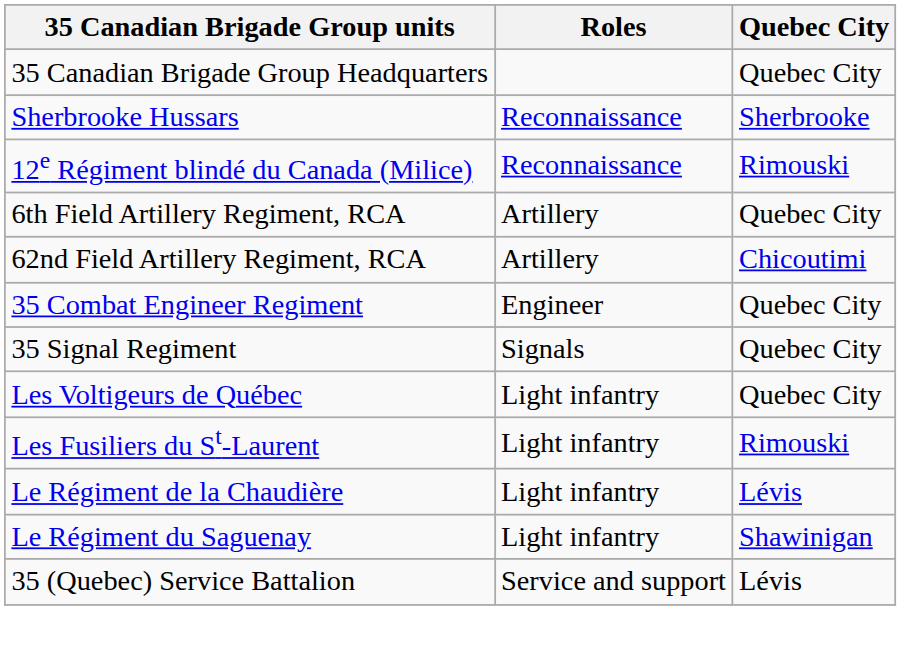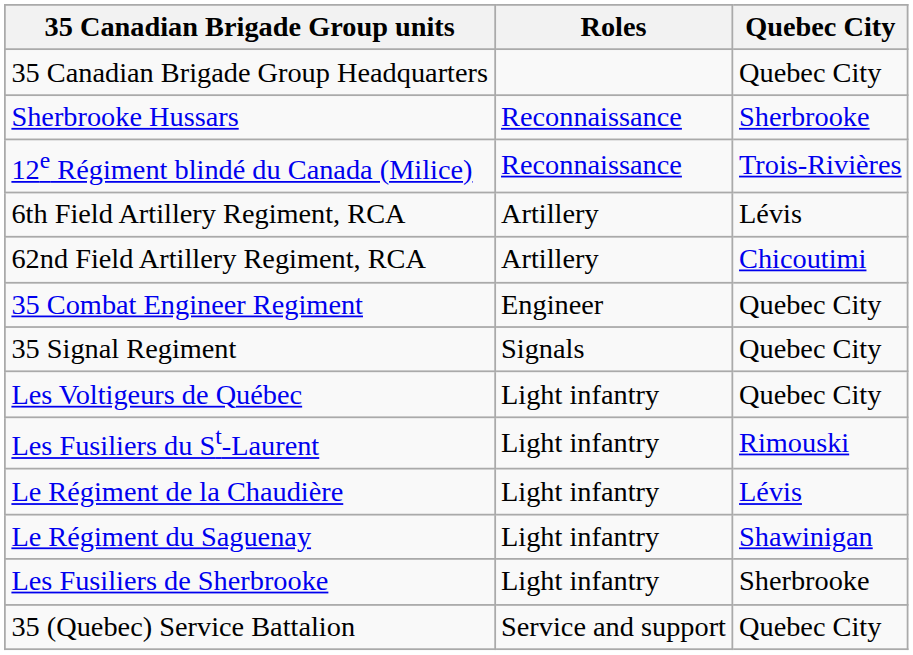(794, 165) Rimouski -> (820, 165) Trois-Rivières
(810, 214) Quebec City -> (770, 214) Lévis
+ row: (170, 581)
(770, 581) Lévis -> (810, 626) Quebec City
